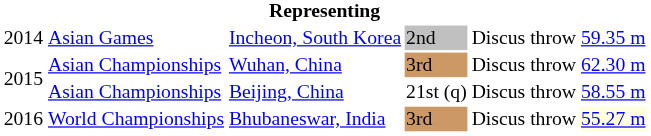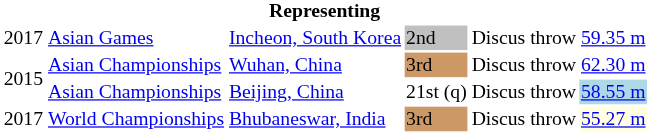(23, 37) 2014 -> (23, 37) 2017
(613, 91) no background -> (613, 91) lightblue background
(23, 118) 2016 -> (23, 118) 2017
